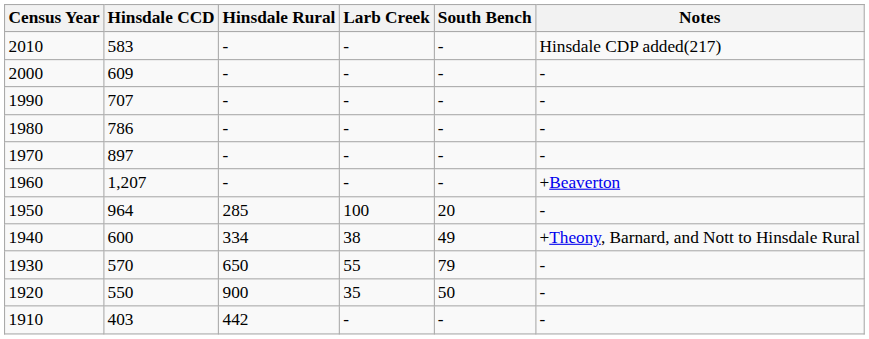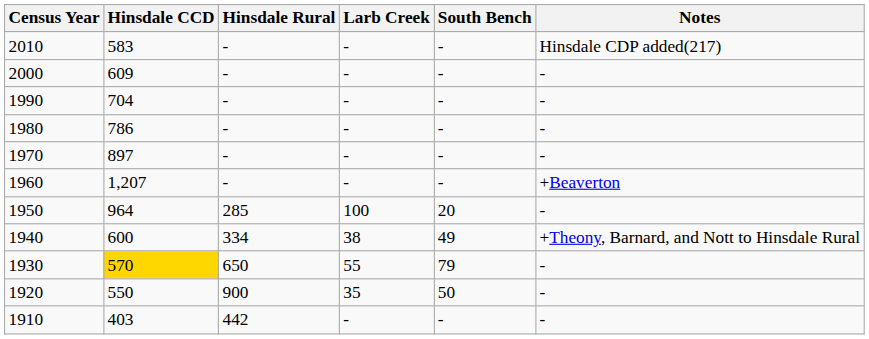(120, 100) 707 -> (120, 100) 704
(120, 264) no background -> (120, 264) gold background
